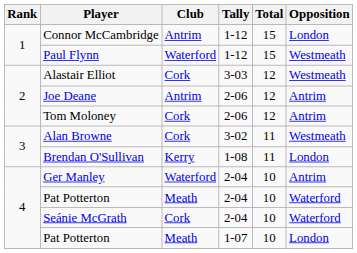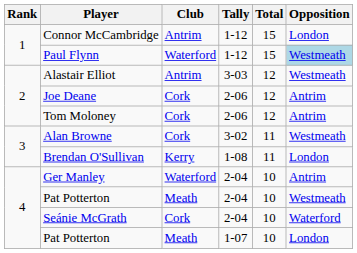(317, 55) no background -> (317, 55) lightblue background
(177, 75) Cork -> (183, 75) Antrim
(183, 95) Antrim -> (177, 95) Cork
(315, 197) Waterford -> (317, 197) Westmeath
